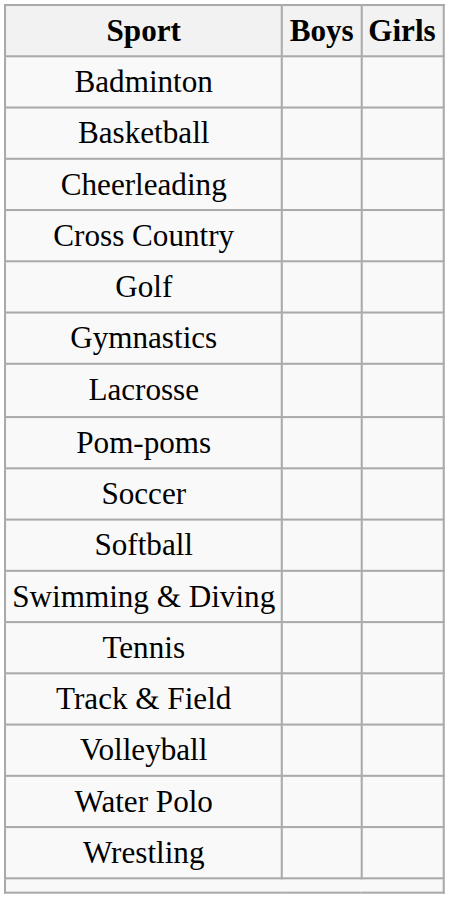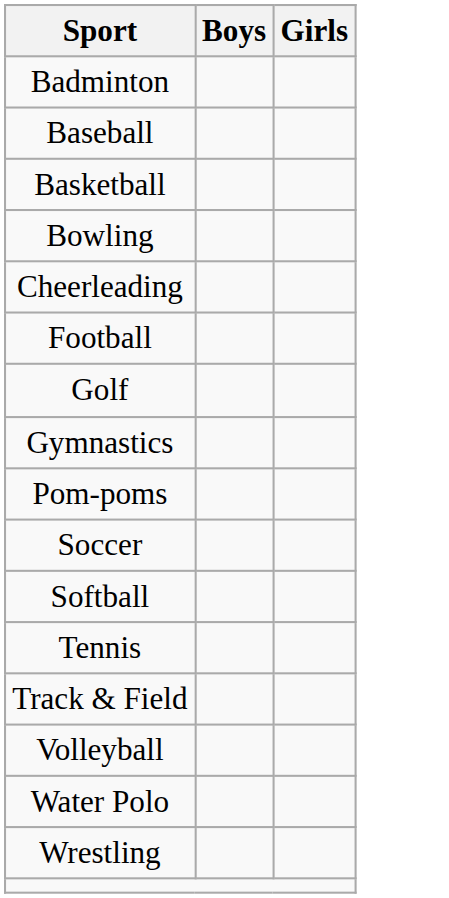+ row: (100, 133)
+ row: (100, 235)
- row: (144, 235)
+ row: (100, 338)
- row: (144, 390)
- row: (144, 595)
